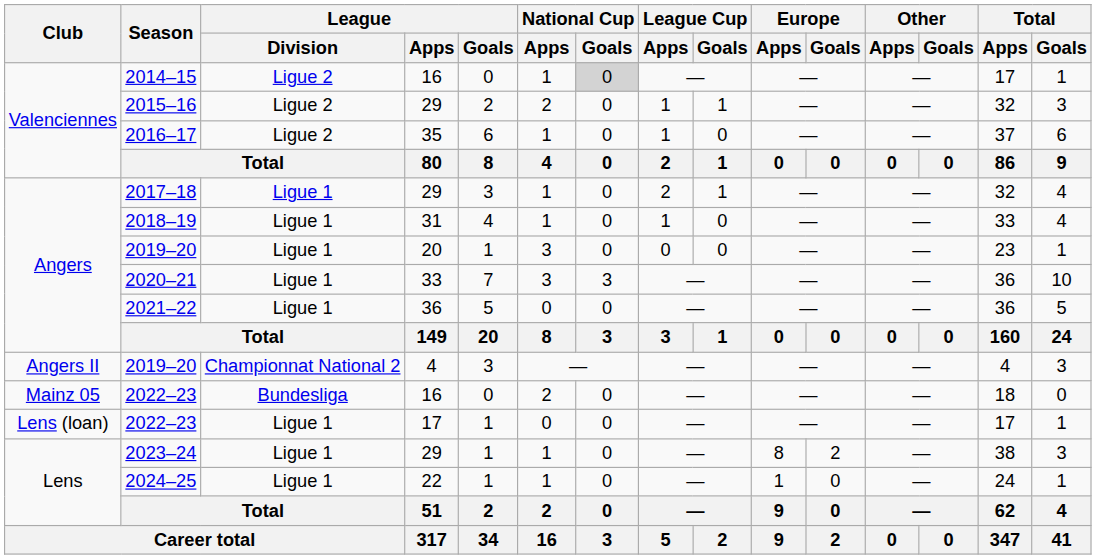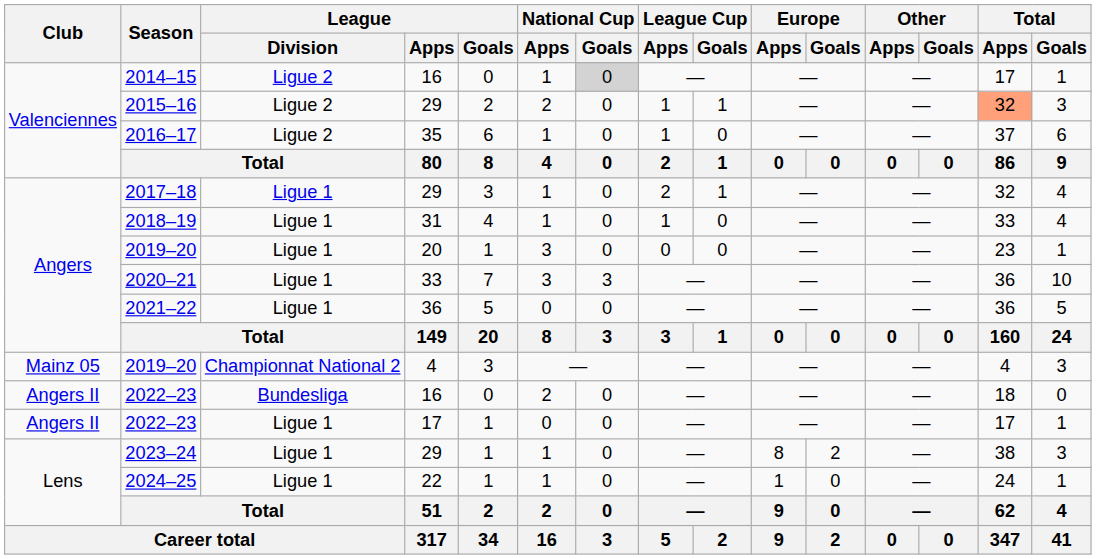(1005, 105) no background -> (1005, 105) lightsalmon background
(63, 366) Angers II -> (63, 366) Mainz 05
(63, 395) Mainz 05 -> (63, 395) Angers II
(63, 423) Lens (loan) -> (63, 423) Angers II
